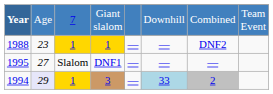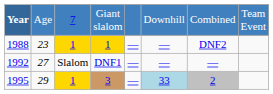(18, 62) 1995 -> (18, 62) 1992
(18, 80) 1994 -> (18, 80) 1995
(43, 80) lavender background -> (43, 80) no background
